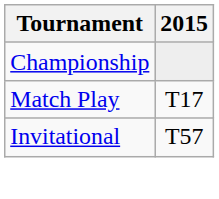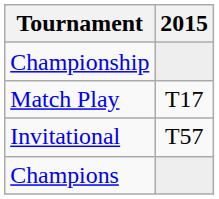+ row: (65, 174)
